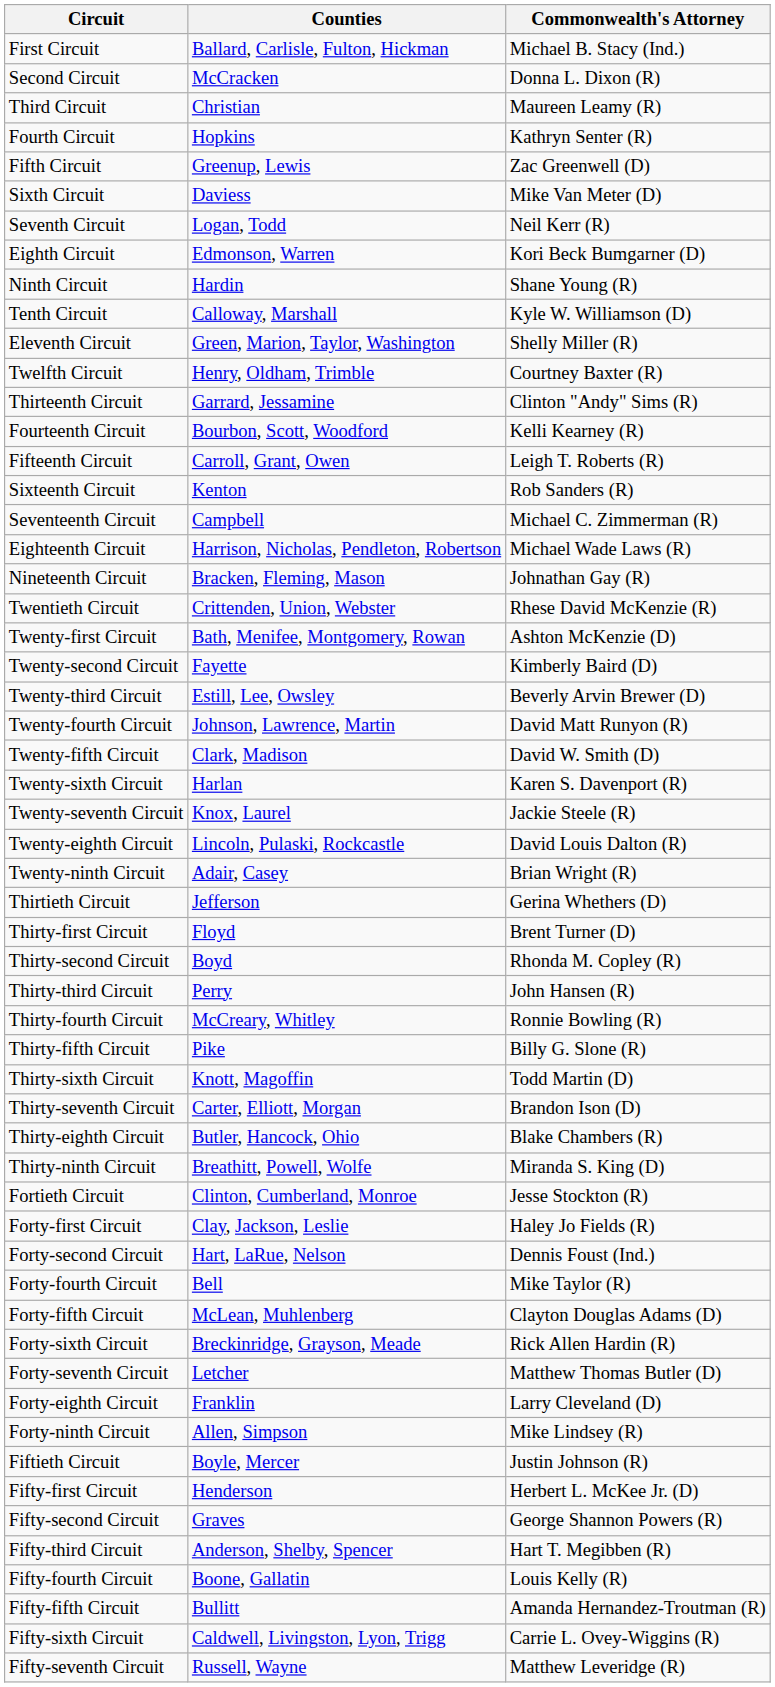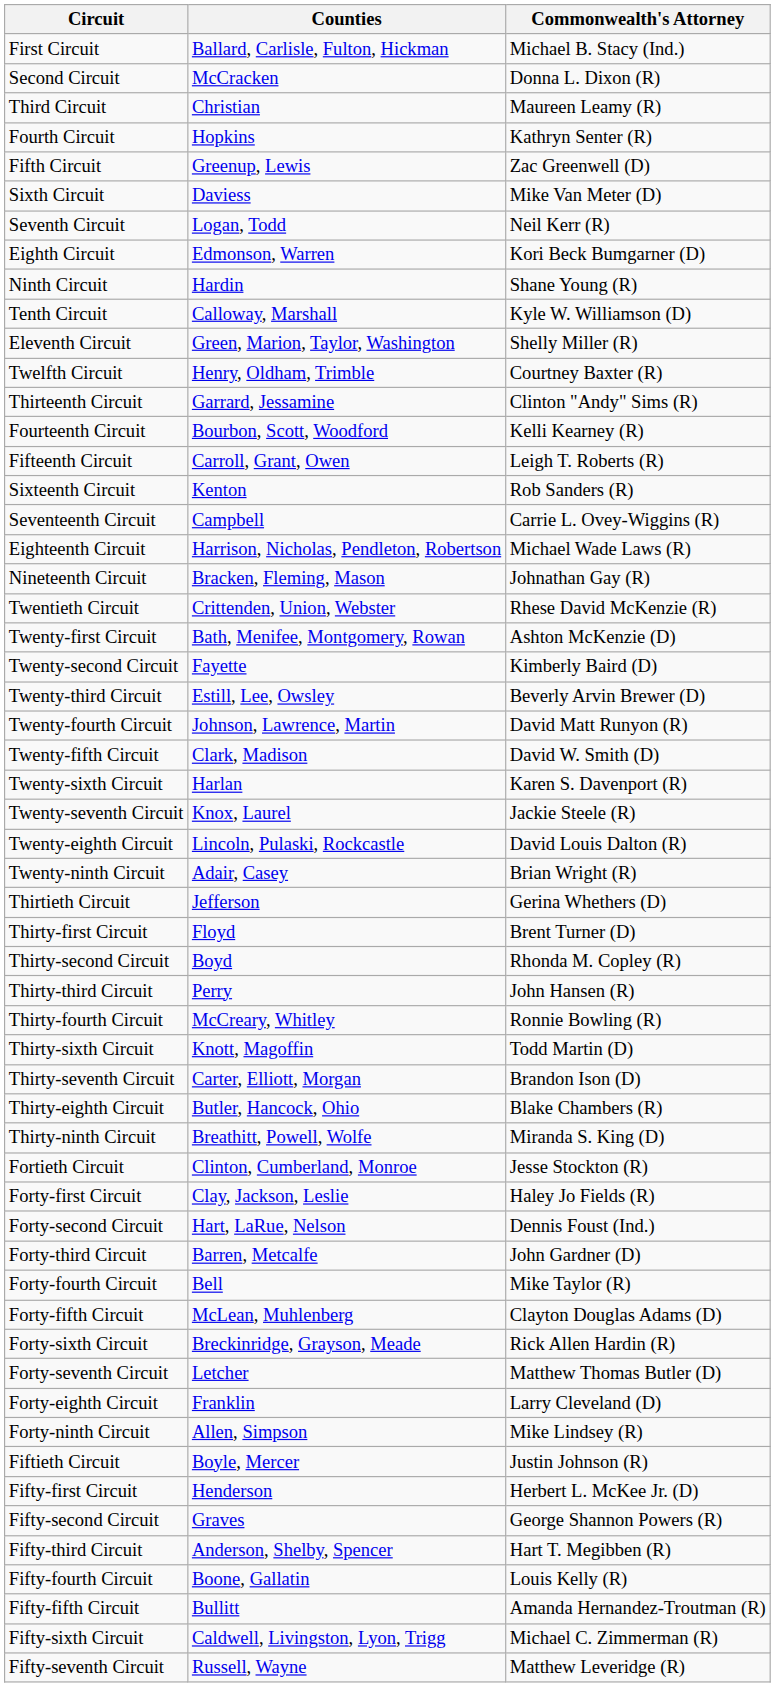(614, 519) Michael C. Zimmerman (R) -> (615, 519) Carrie L. Ovey-Wiggins (R)
- row: (79, 1049)
+ row: (78, 1255)
(615, 1638) Carrie L. Ovey-Wiggins (R) -> (614, 1638) Michael C. Zimmerman (R)
